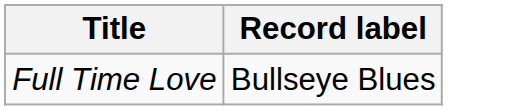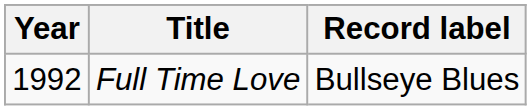+ column: (47, 29)
